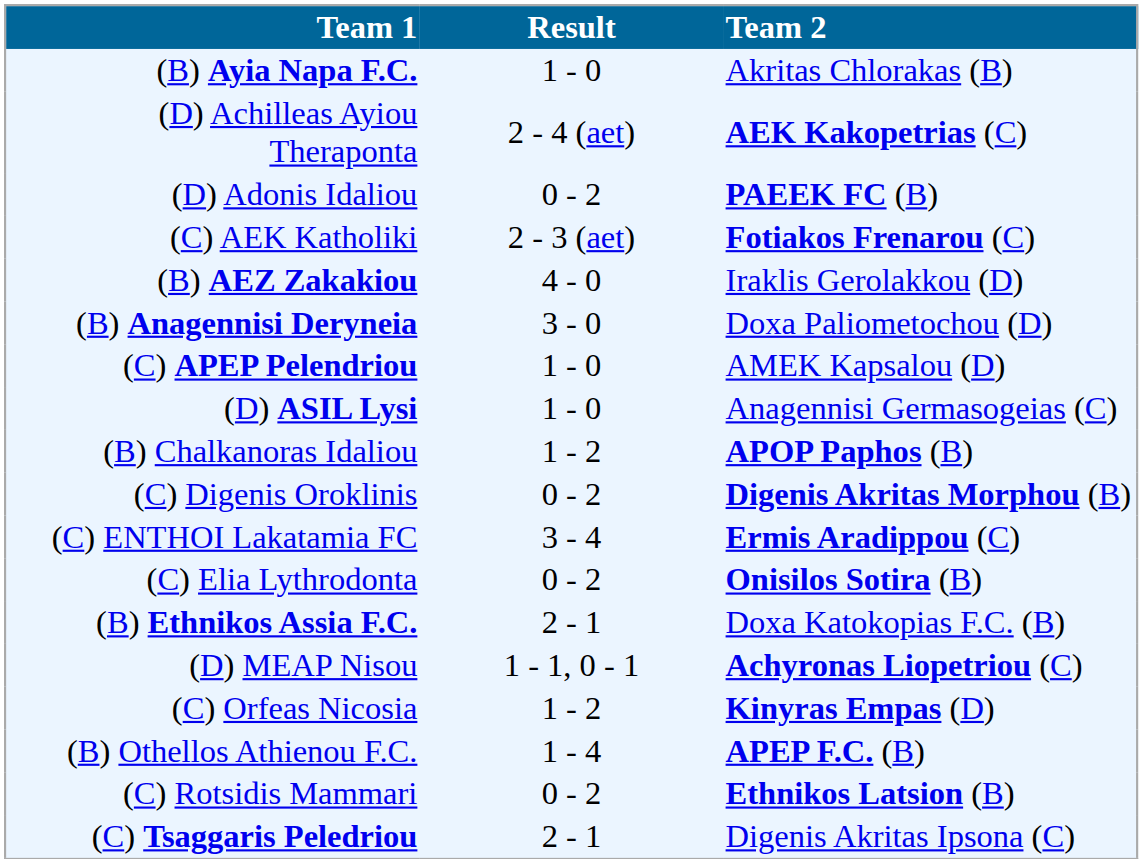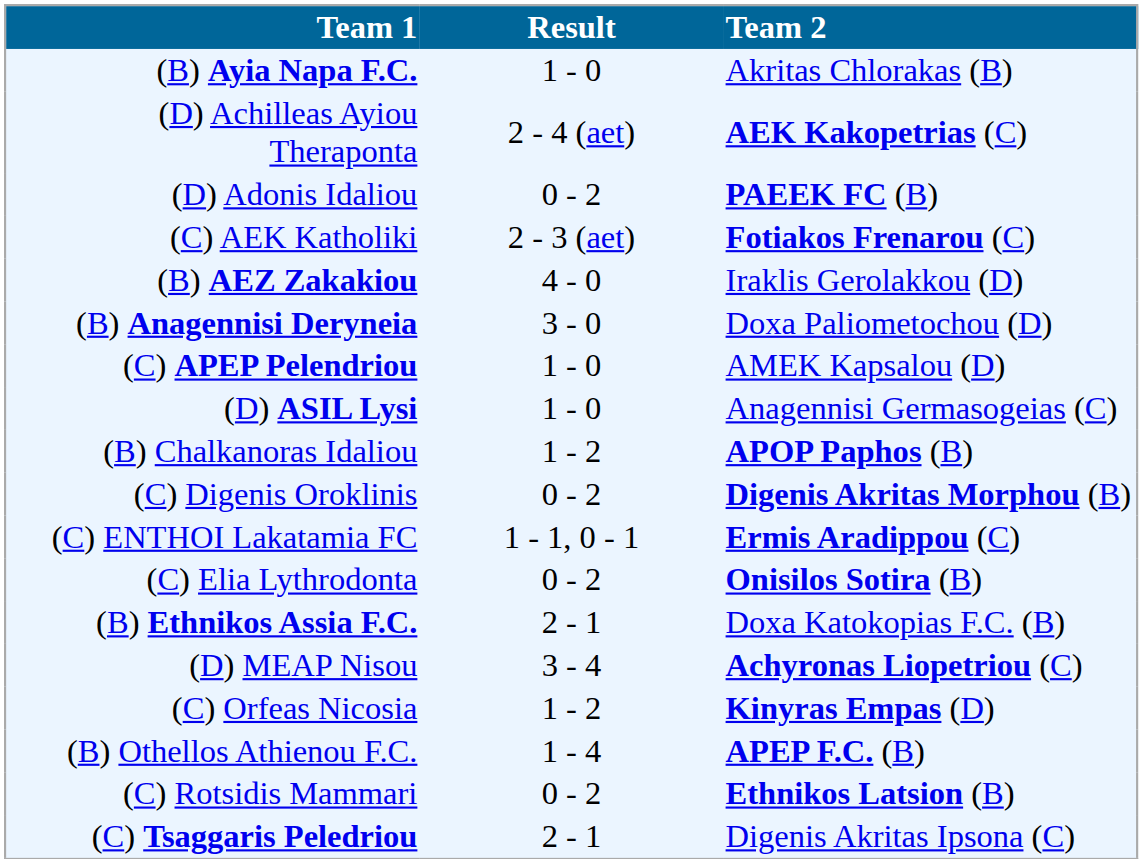(571, 536) 3 - 4 -> (571, 536) 1 - 1, 0 - 1
(571, 664) 1 - 1, 0 - 1 -> (571, 664) 3 - 4
